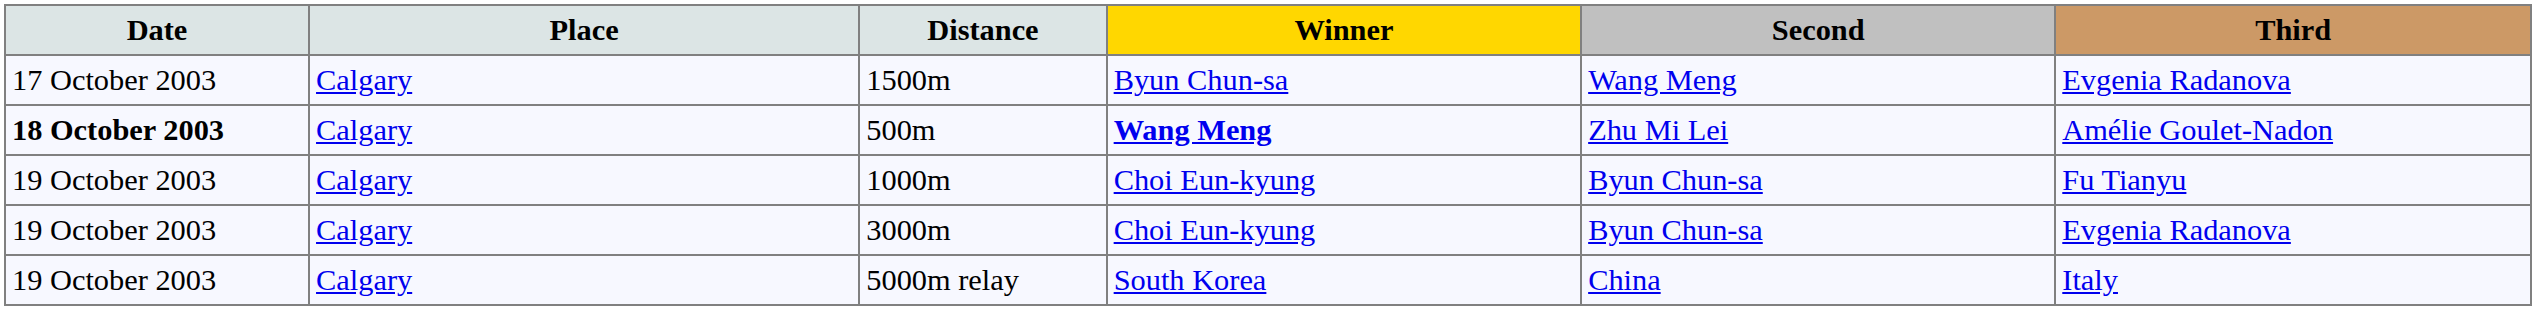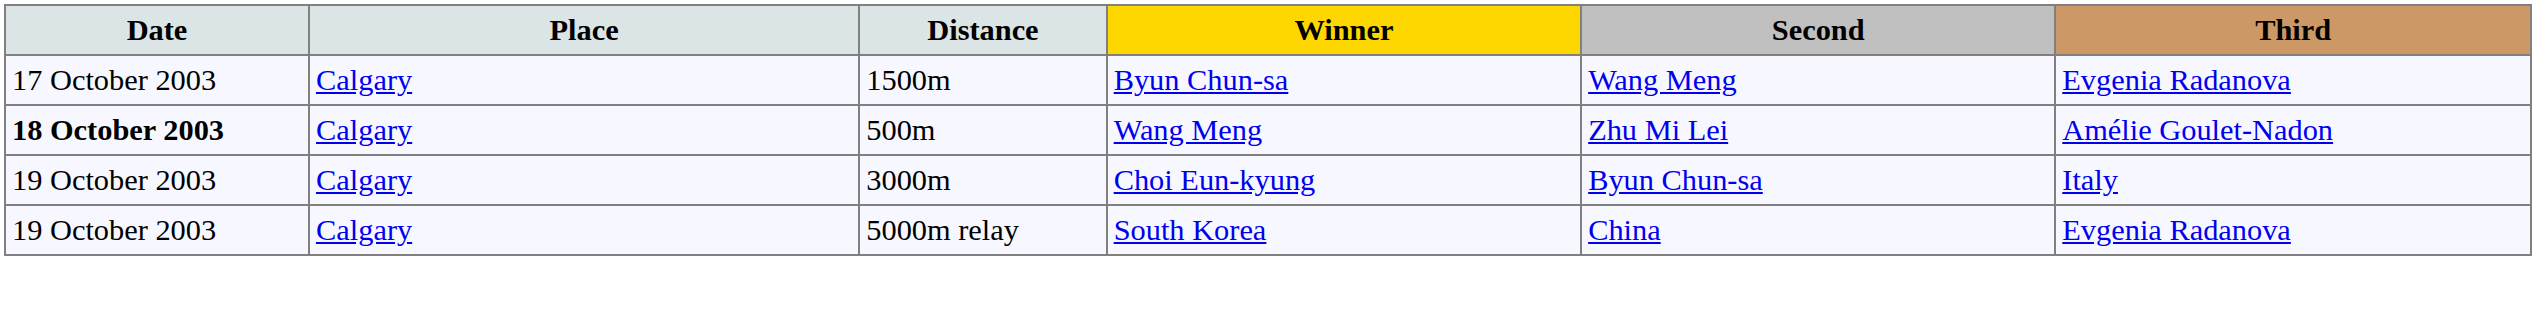(1193, 129) bold -> (1188, 129) normal
- row: (908, 179)
(2177, 229) Evgenia Radanova -> (2090, 179) Italy
(2090, 279) Italy -> (2177, 229) Evgenia Radanova
